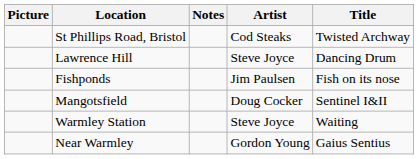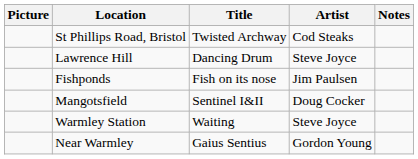columns swapped: (363, 15) <-> (208, 15)
